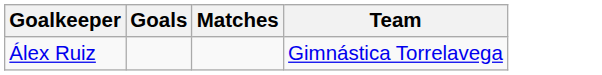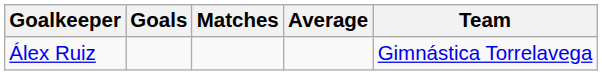+ column: (328, 20)
